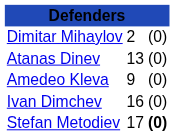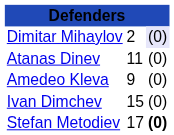(158, 37) no background -> (158, 37) lavender background
(135, 58) 13 -> (135, 58) 11
(135, 101) 16 -> (135, 101) 15
